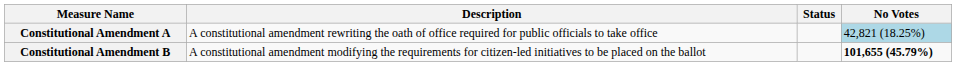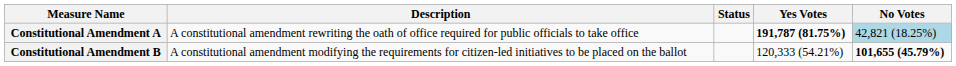+ column: (803, 14)
